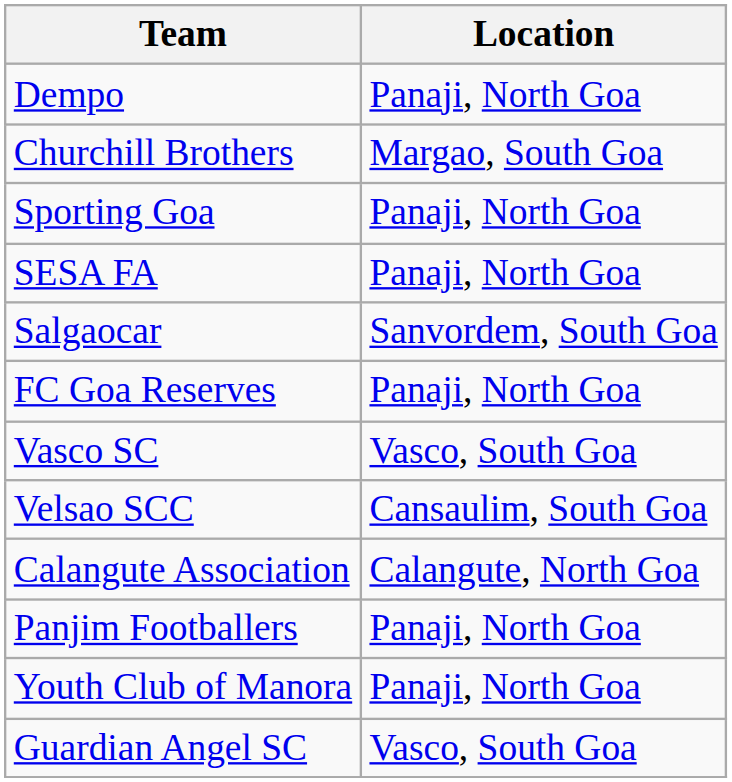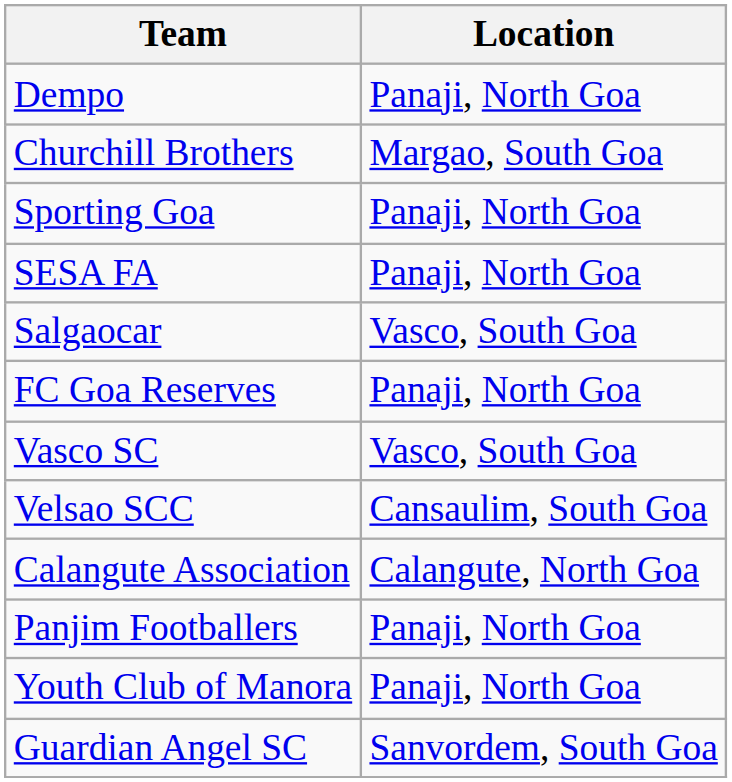(544, 331) Sanvordem, South Goa -> (503, 331) Vasco, South Goa
(503, 746) Vasco, South Goa -> (544, 746) Sanvordem, South Goa
